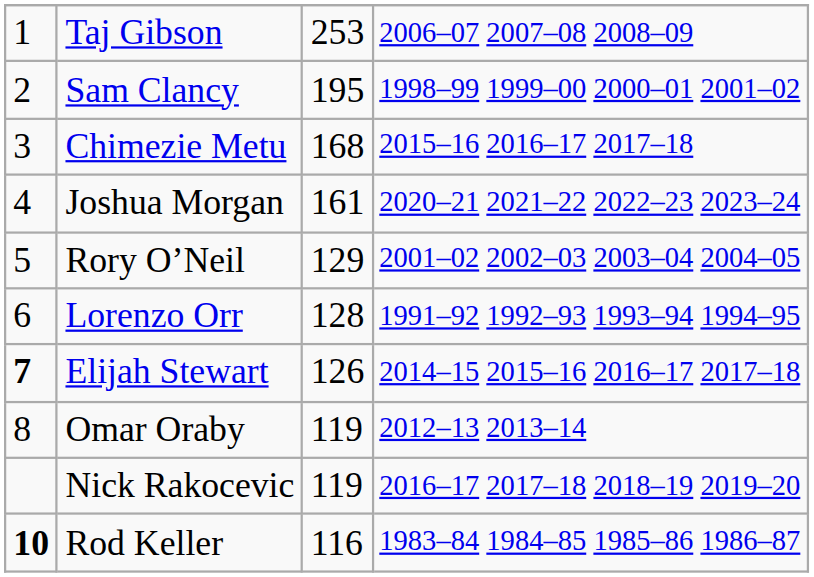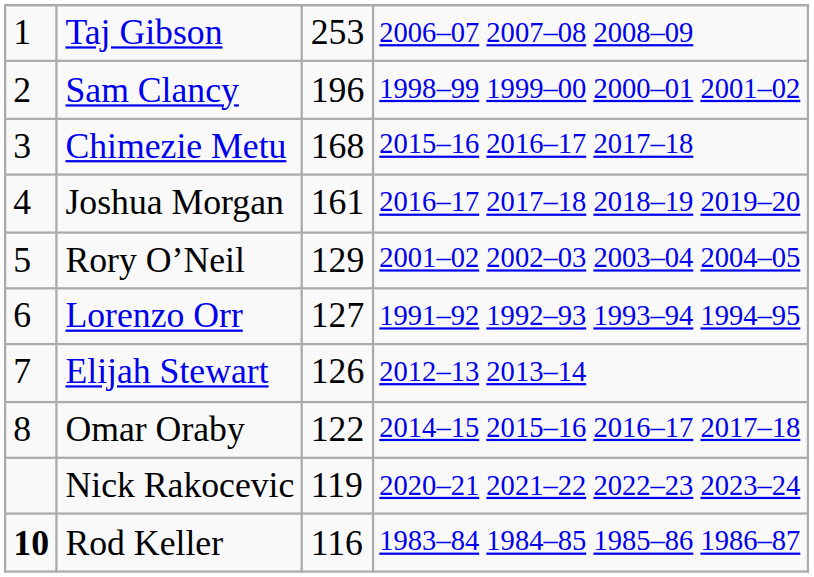(338, 89) 195 -> (338, 89) 196
(590, 202) 2020–21 2021–22 2022–23 2023–24 -> (590, 202) 2016–17 2017–18 2018–19 2019–20
(338, 315) 128 -> (338, 315) 127
(22, 372) bold -> (22, 372) normal
(590, 372) 2014–15 2015–16 2016–17 2017–18 -> (483, 372) 2012–13 2013–14
(337, 428) 119 -> (338, 428) 122
(483, 428) 2012–13 2013–14 -> (590, 428) 2014–15 2015–16 2016–17 2017–18
(590, 485) 2016–17 2017–18 2018–19 2019–20 -> (590, 485) 2020–21 2021–22 2022–23 2023–24
